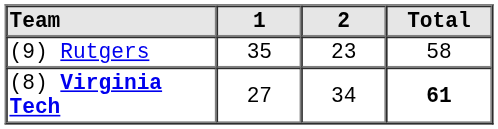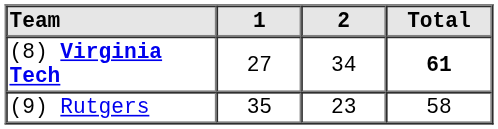rows swapped: (79, 52) <-> (86, 95)
